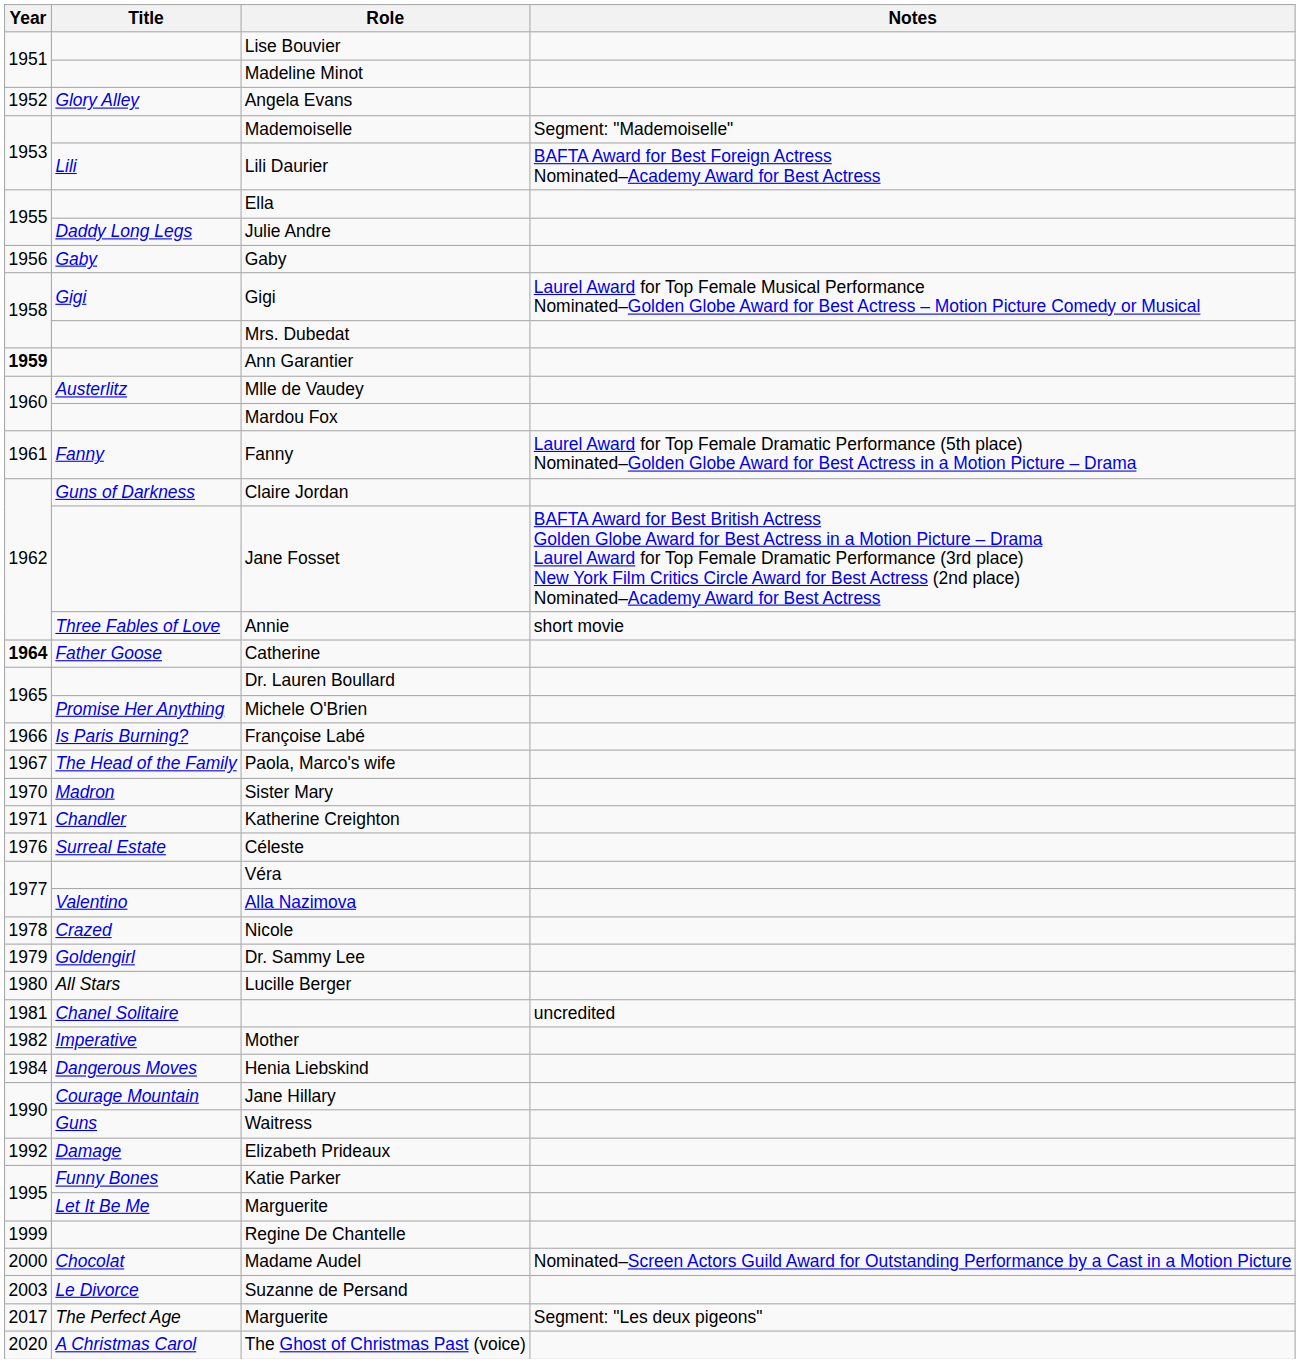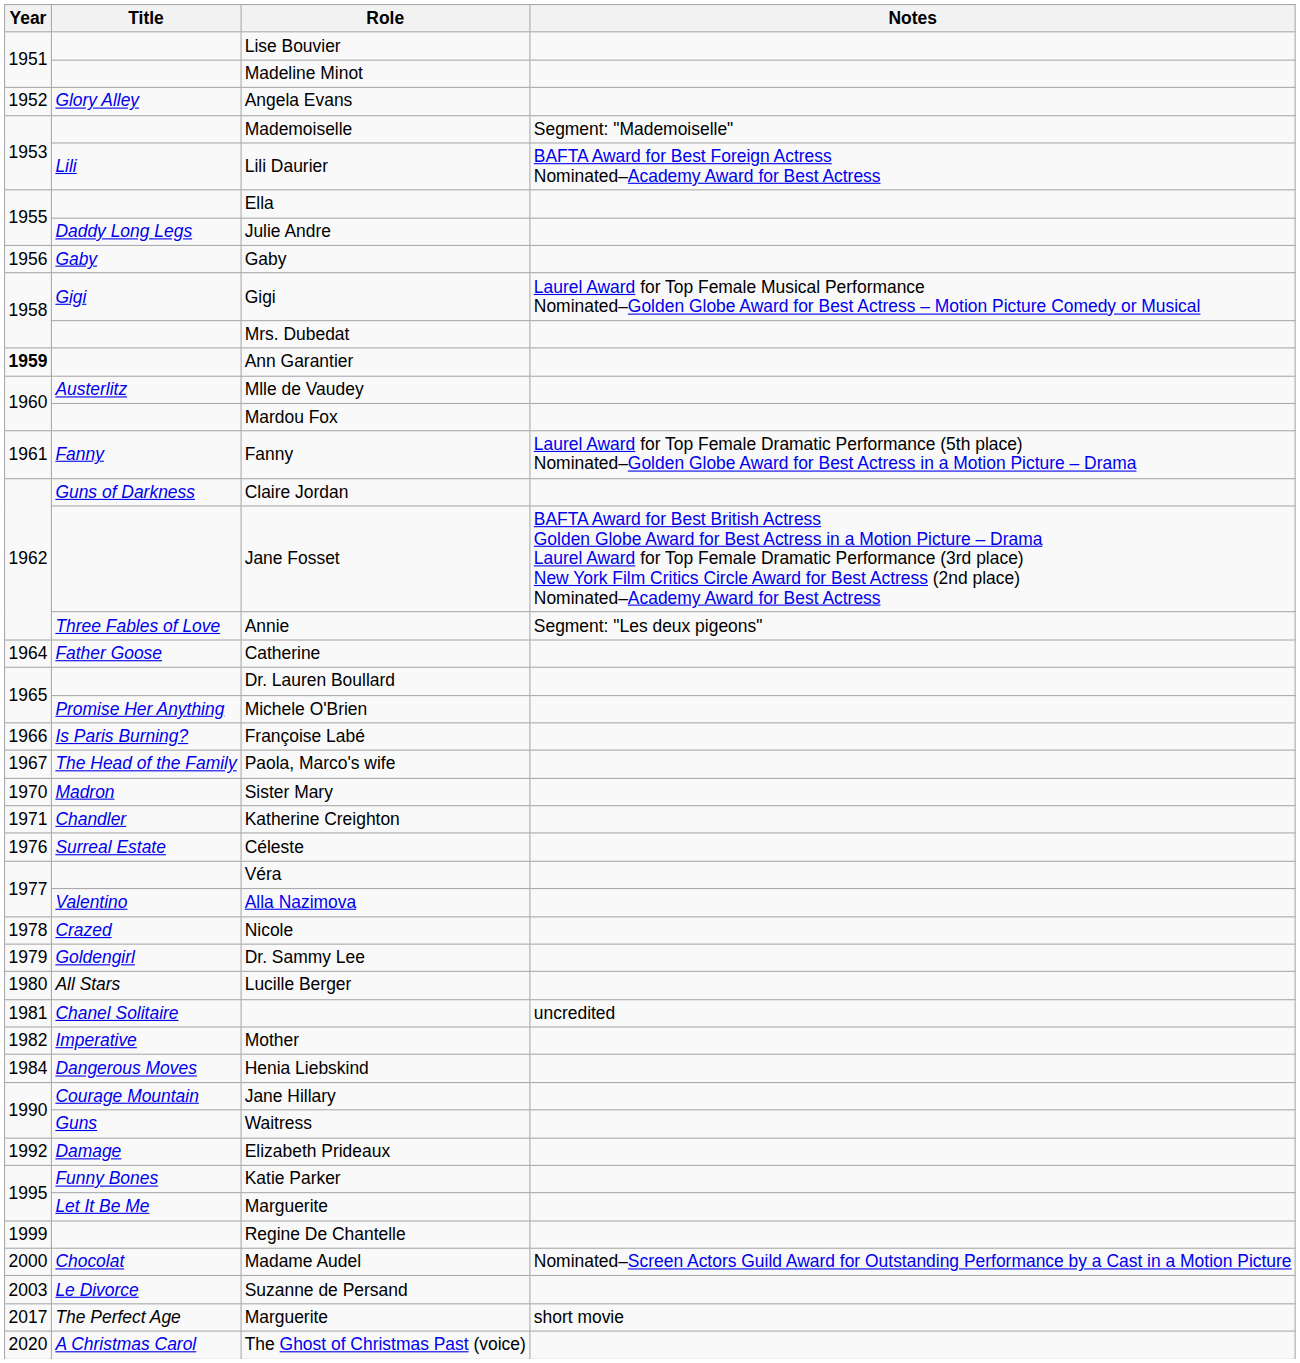(579, 625) short movie -> (648, 625) Segment: "Les deux pigeons"
(28, 653) bold -> (28, 653) normal
(648, 1317) Segment: "Les deux pigeons" -> (579, 1317) short movie
